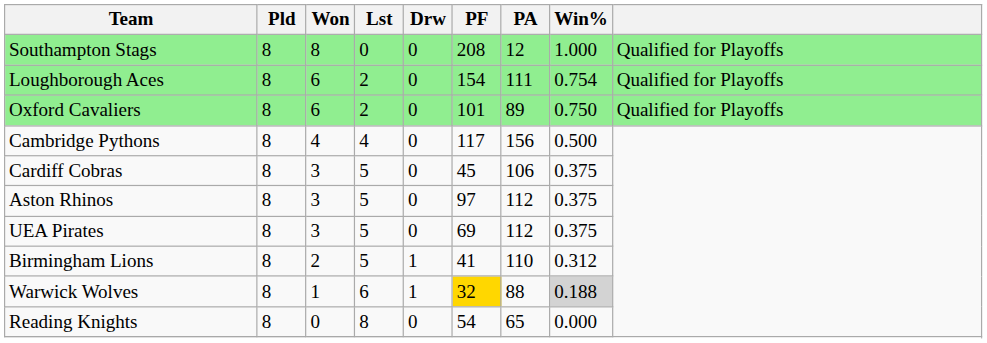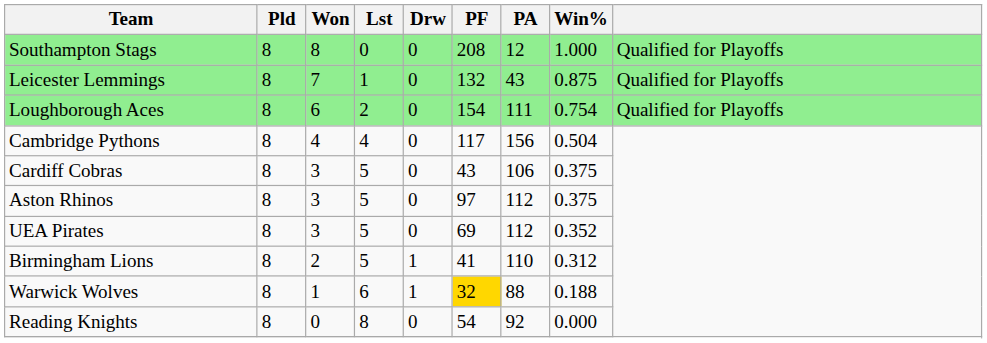+ row: (87, 79)
- row: (75, 110)
(576, 140) 0.500 -> (576, 140) 0.504
(466, 170) 45 -> (466, 170) 43
(576, 230) 0.375 -> (576, 230) 0.352
(576, 291) lightgrey background -> (576, 291) no background
(515, 321) 65 -> (515, 321) 92
